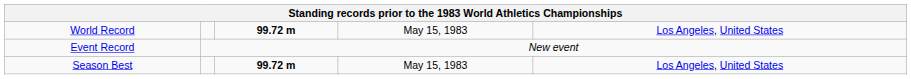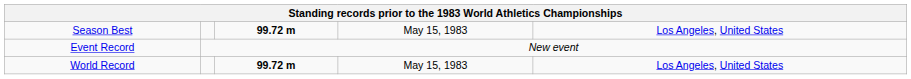rows swapped: (102, 30) <-> (102, 65)
